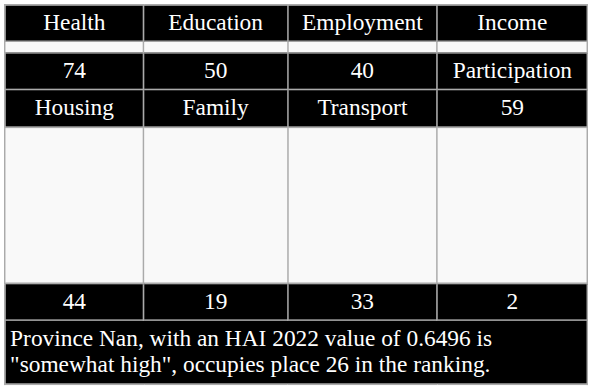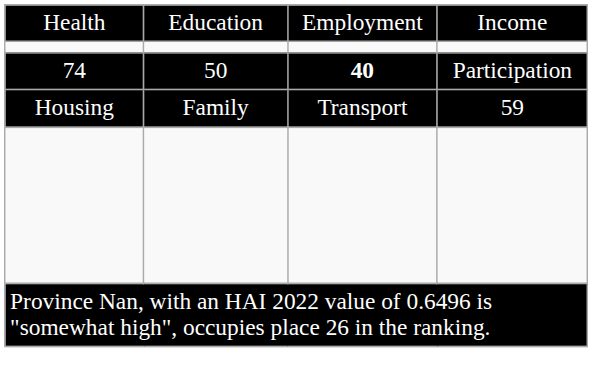(362, 70) normal -> (362, 70) bold
- row: (74, 301)
